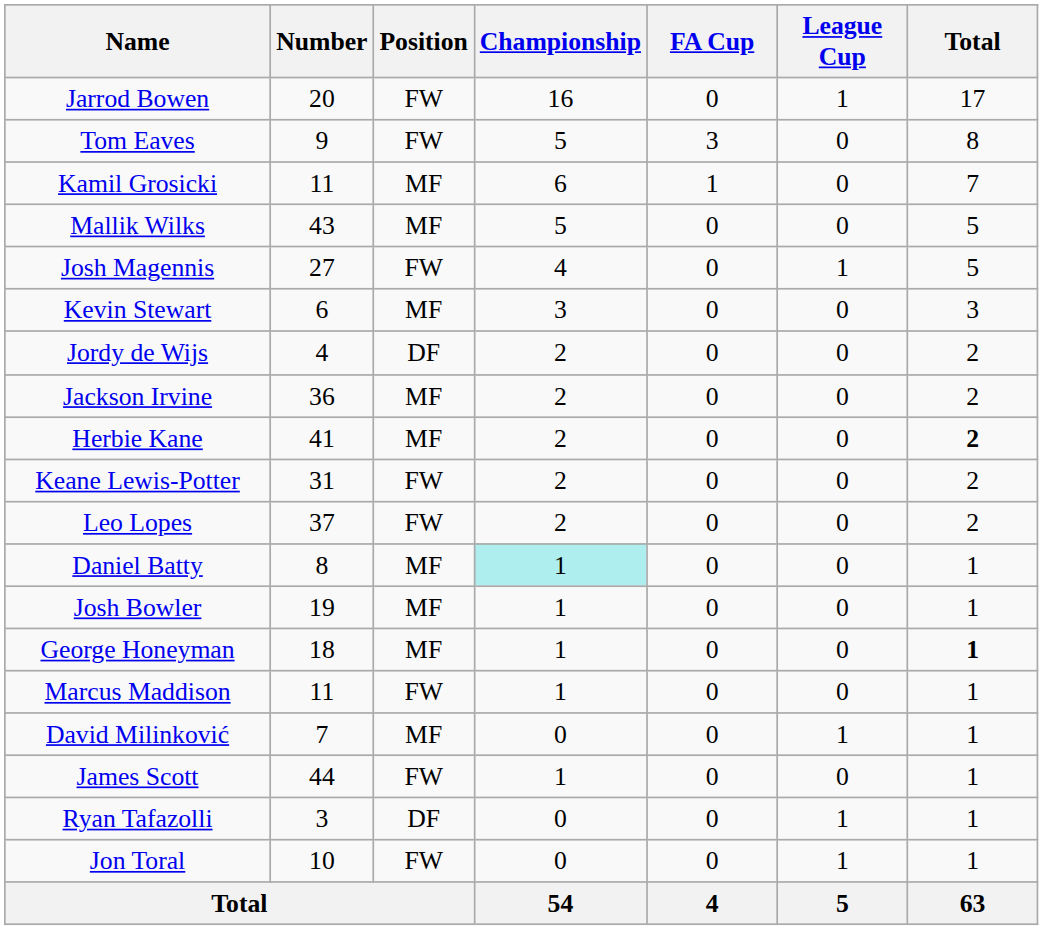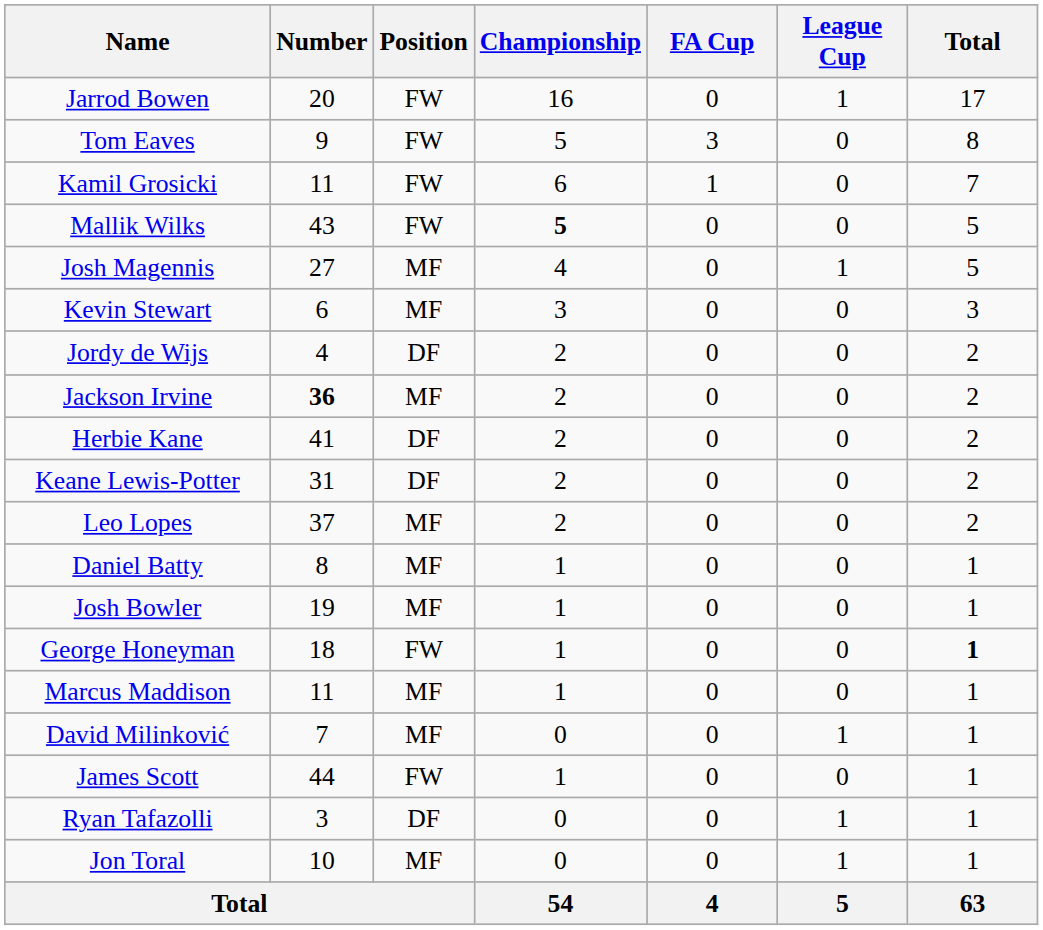(424, 183) MF -> (424, 183) FW
(424, 225) MF -> (424, 225) FW
(560, 225) normal -> (560, 225) bold
(424, 268) FW -> (424, 268) MF
(322, 395) normal -> (322, 395) bold
(424, 437) MF -> (424, 437) DF
(973, 437) bold -> (973, 437) normal
(424, 479) FW -> (424, 479) DF
(424, 522) FW -> (424, 522) MF
(560, 564) paleturquoise background -> (560, 564) no background
(424, 649) MF -> (424, 649) FW
(424, 691) FW -> (424, 691) MF
(424, 861) FW -> (424, 861) MF
